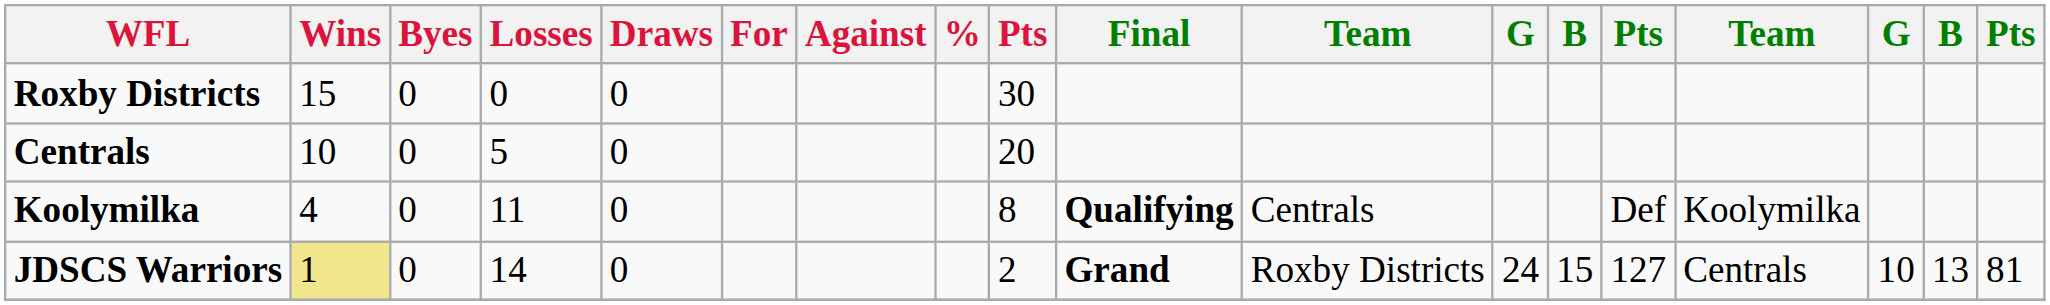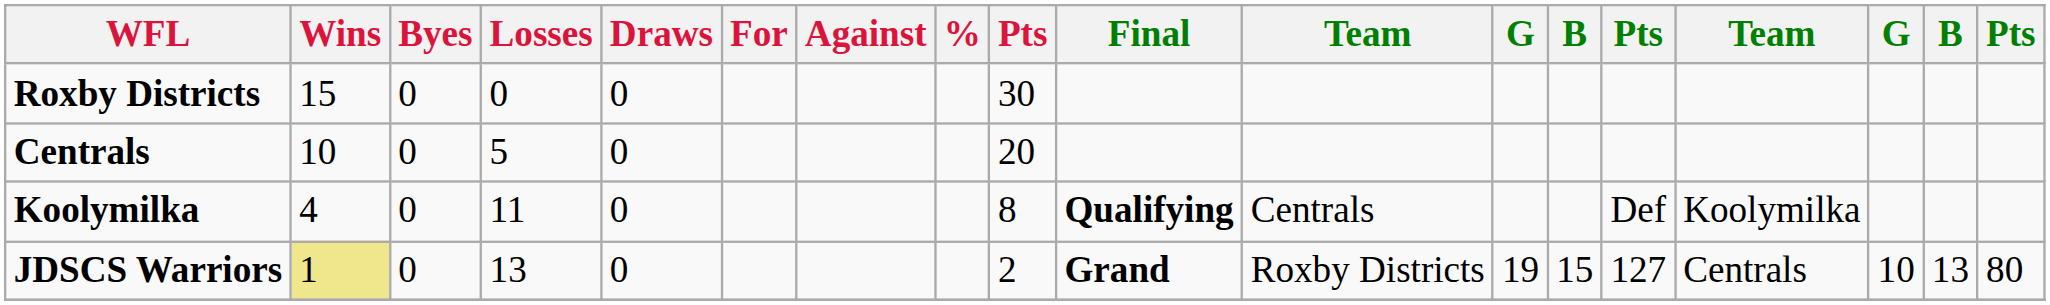(508, 269) 14 -> (508, 269) 13
(1520, 269) 24 -> (1520, 269) 19
(2005, 269) 81 -> (2005, 269) 80
